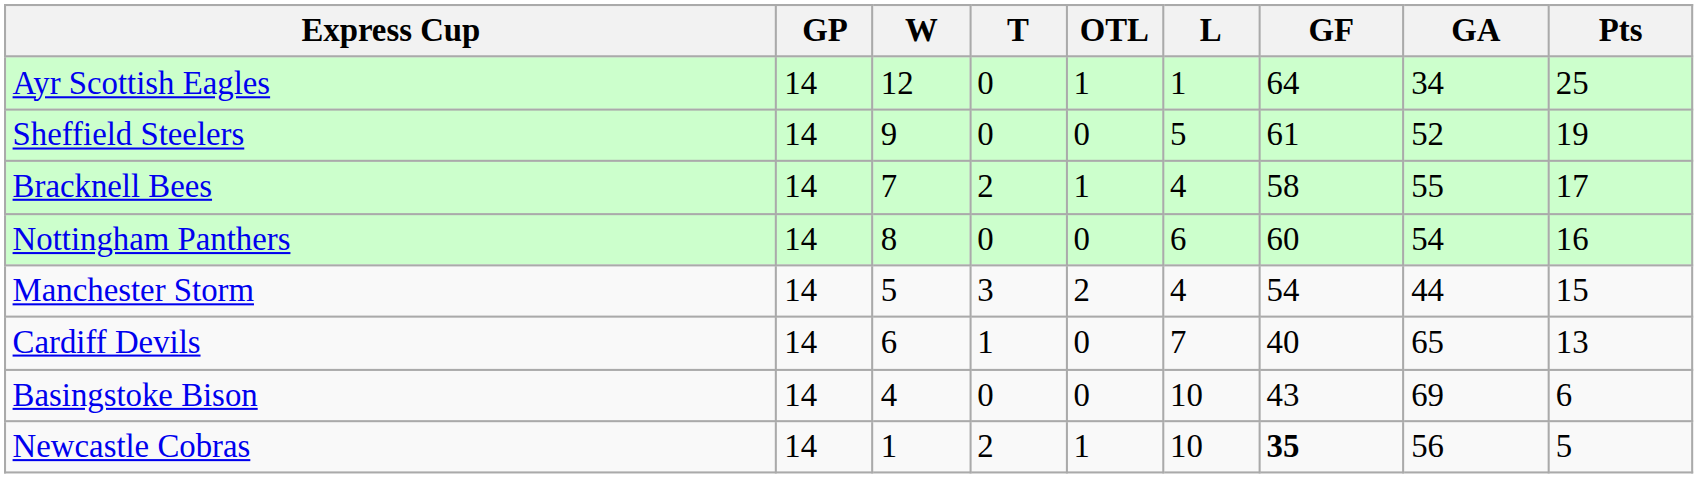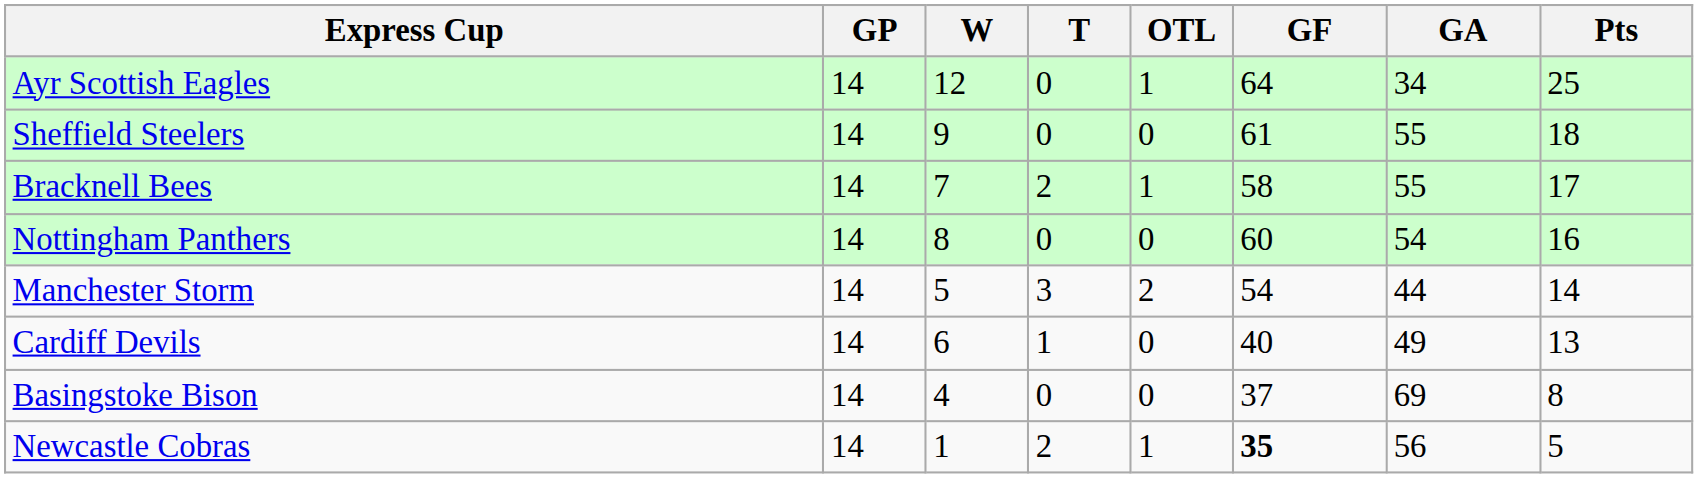- column: (1211, 30)
(1428, 134) 52 -> (1410, 134) 55
(1572, 134) 19 -> (1564, 134) 18
(1572, 290) 15 -> (1564, 290) 14
(1428, 342) 65 -> (1410, 342) 49
(1283, 394) 43 -> (1257, 394) 37
(1564, 394) 6 -> (1555, 394) 8
